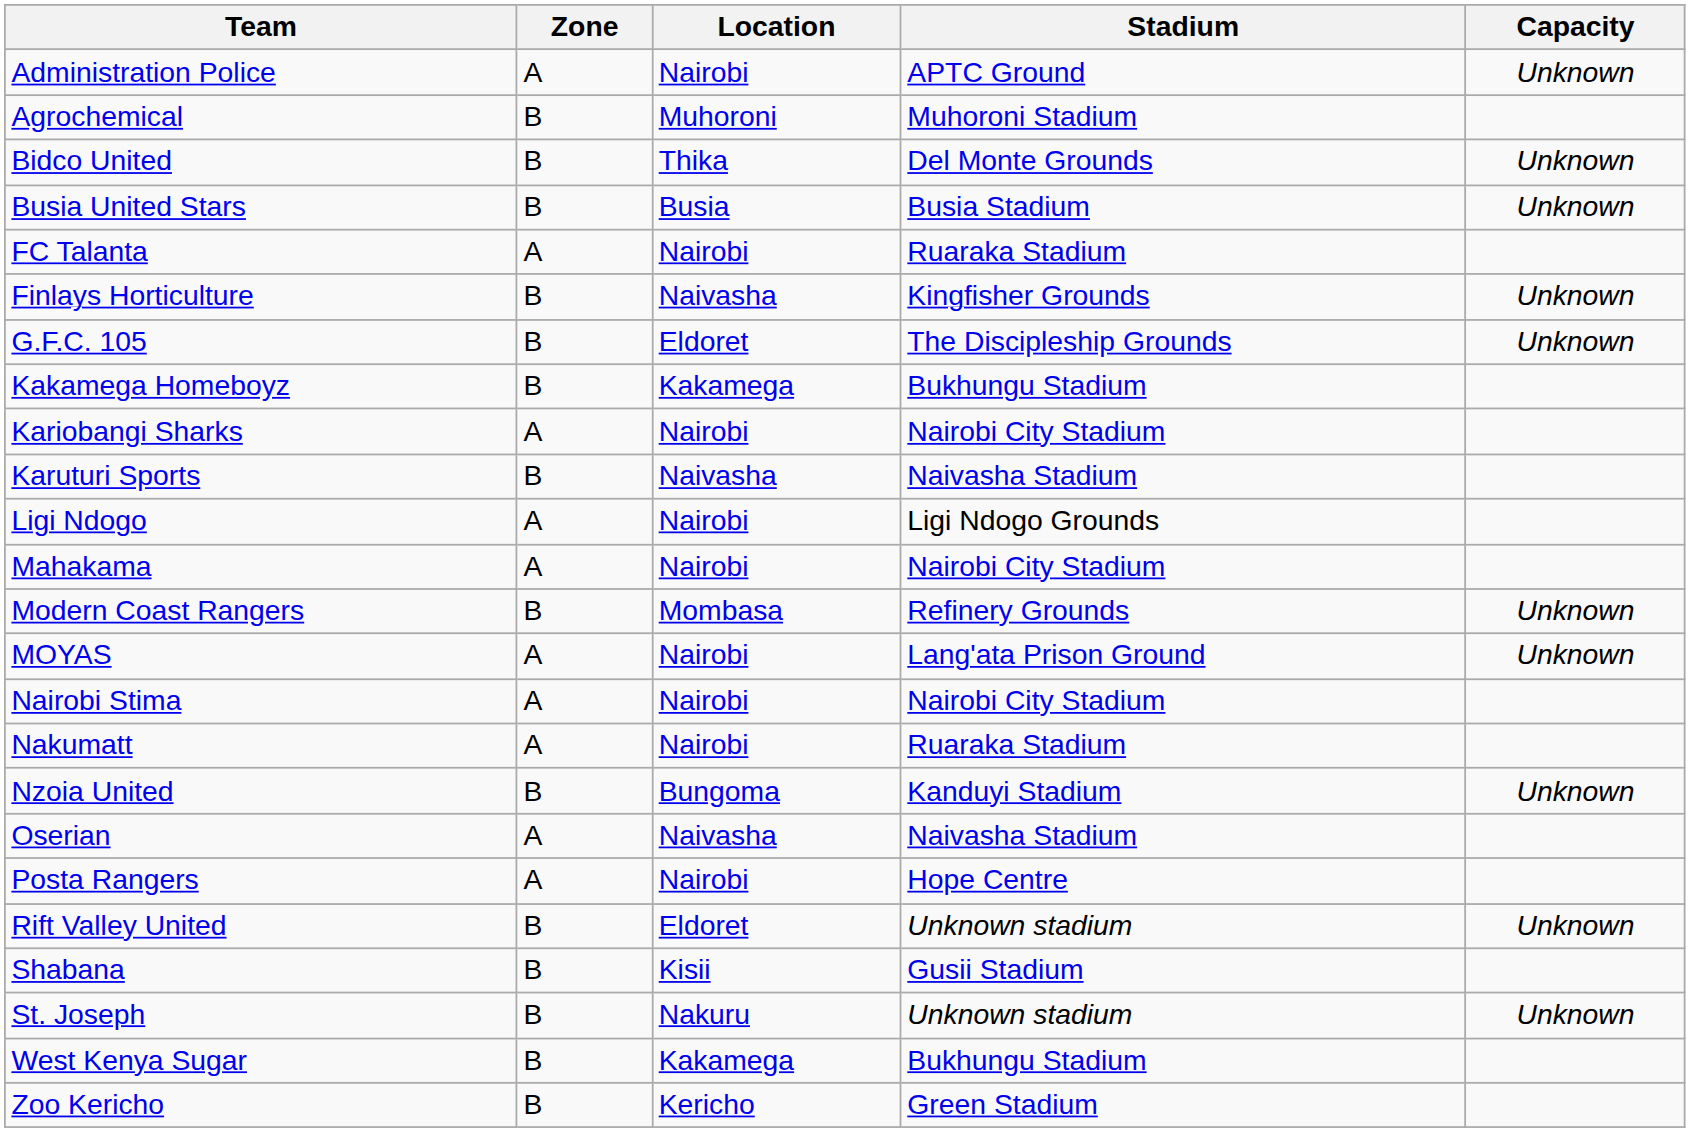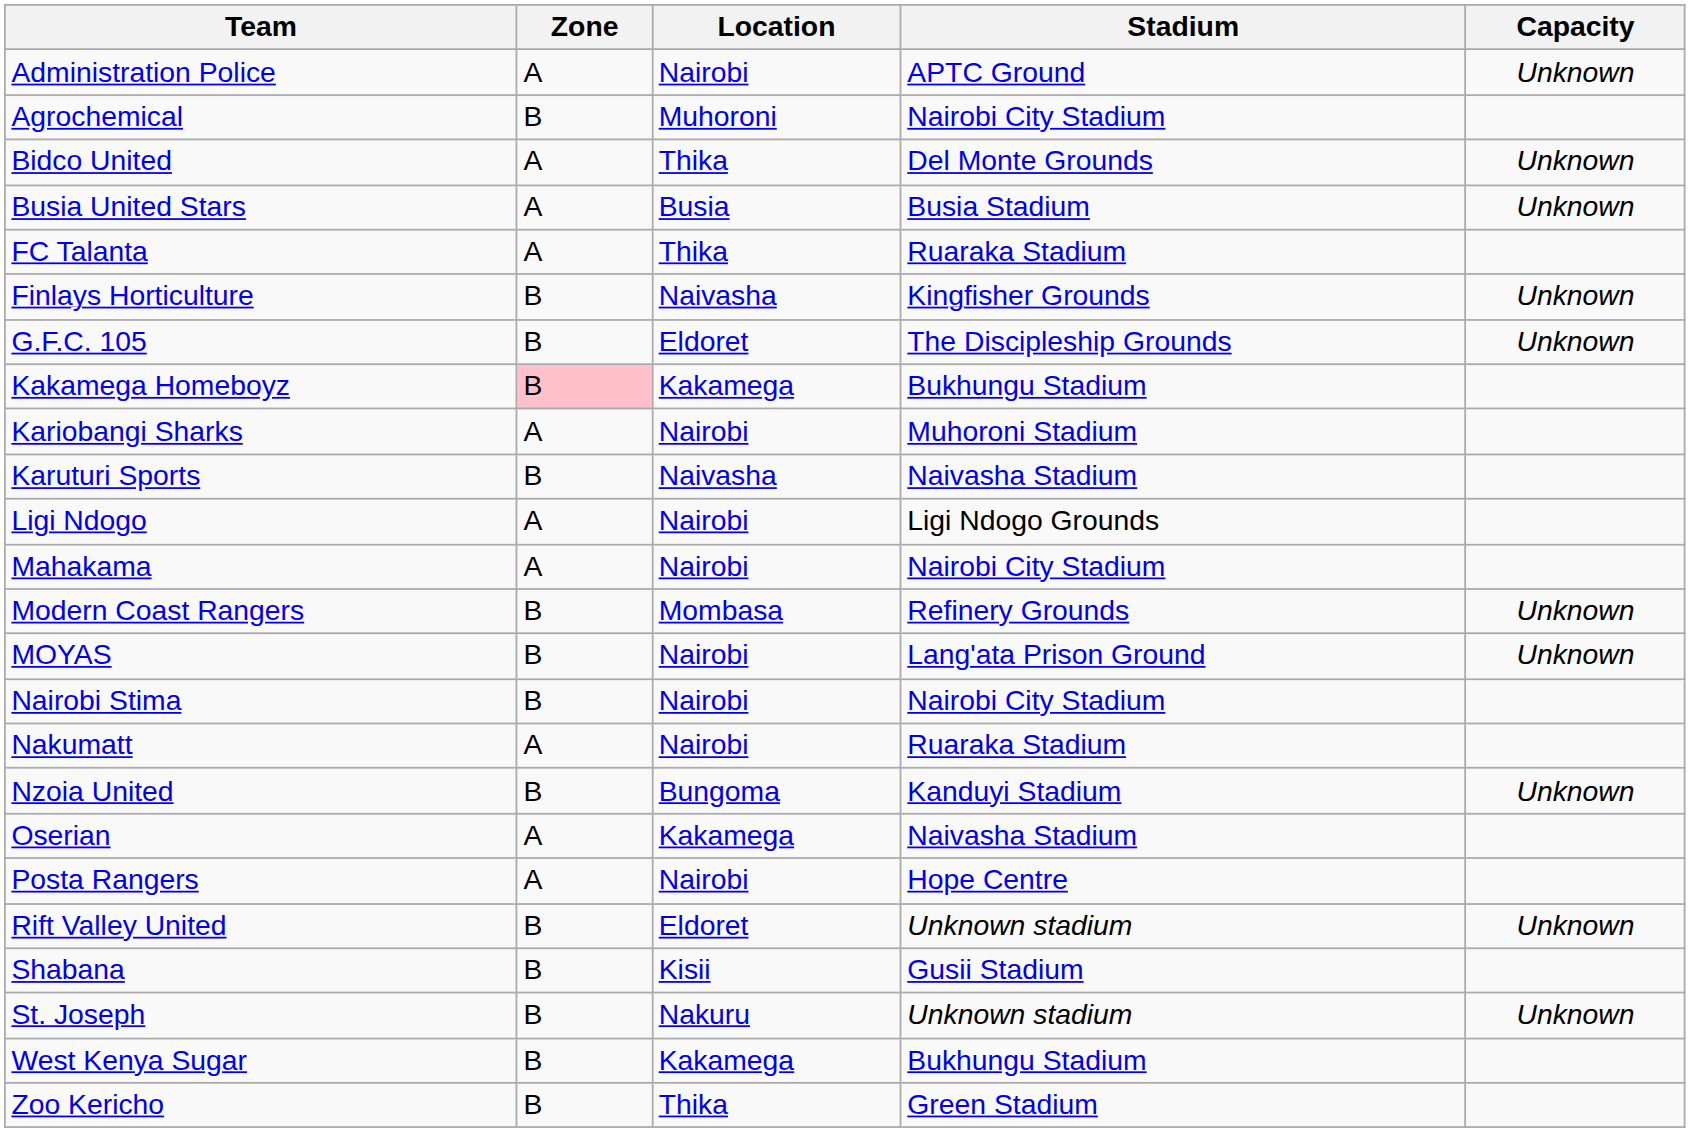(1022, 116) Muhoroni Stadium -> (1036, 116) Nairobi City Stadium
(533, 161) B -> (533, 161) A
(533, 206) B -> (533, 206) A
(704, 251) Nairobi -> (693, 251) Thika
(533, 386) no background -> (533, 386) pink background
(1036, 431) Nairobi City Stadium -> (1022, 431) Muhoroni Stadium
(533, 655) A -> (533, 655) B
(533, 700) A -> (533, 700) B
(718, 835) Naivasha -> (726, 835) Kakamega
(707, 1104) Kericho -> (693, 1104) Thika
